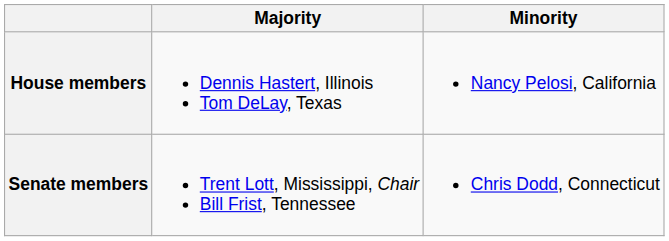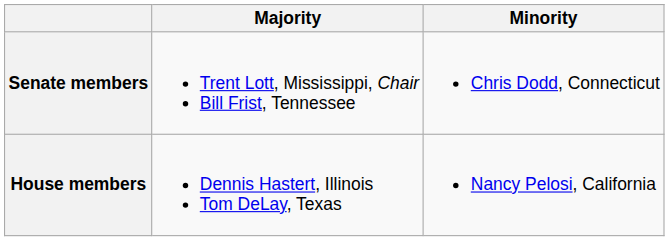rows swapped: (78, 184) <-> (78, 83)
